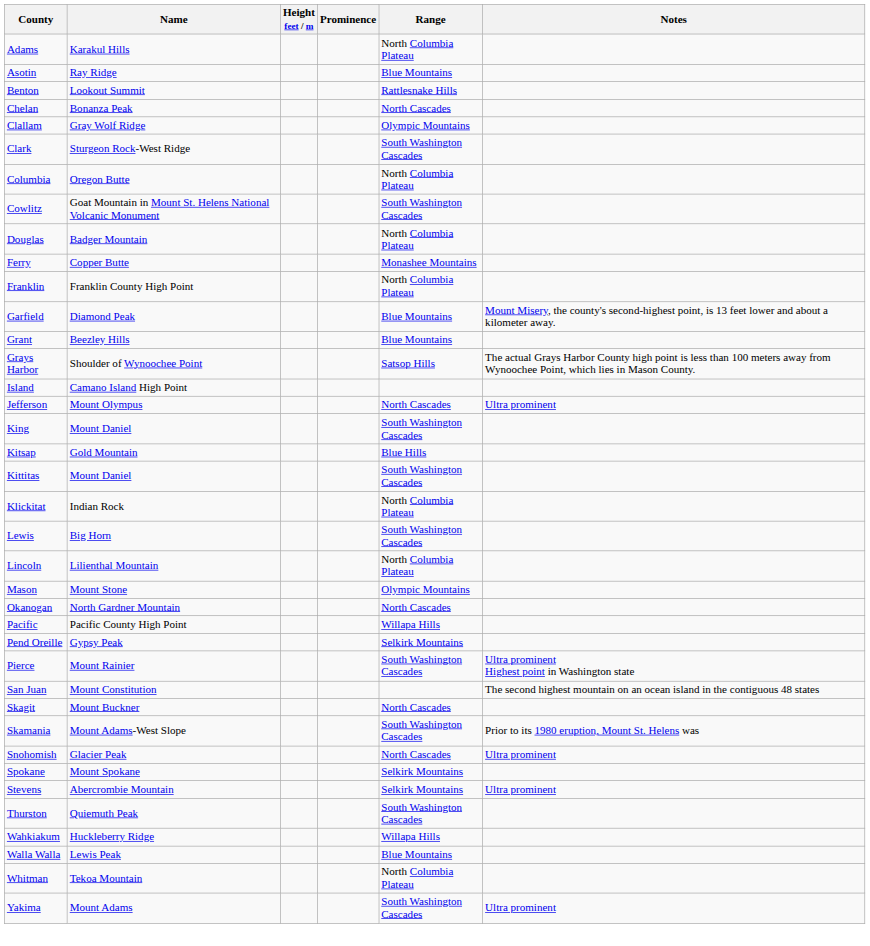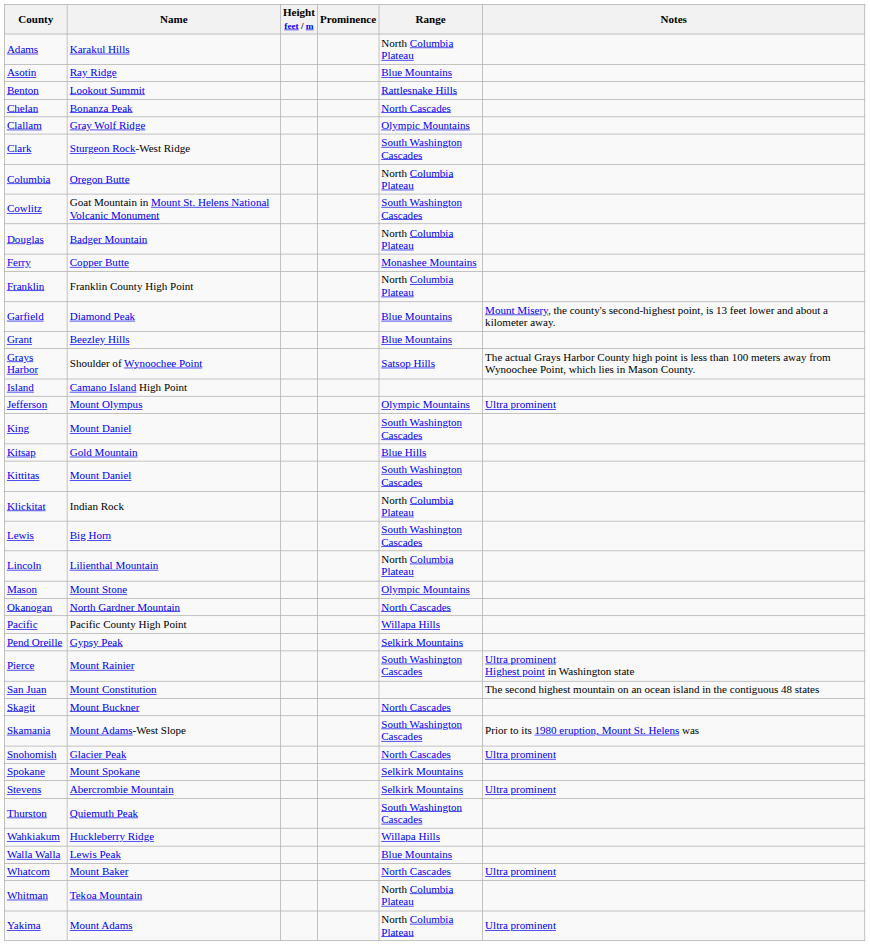(416, 405) North Cascades -> (426, 405) Olympic Mountains
+ row: (28, 872)
(422, 908) South Washington Cascades -> (417, 925) North Columbia Plateau
